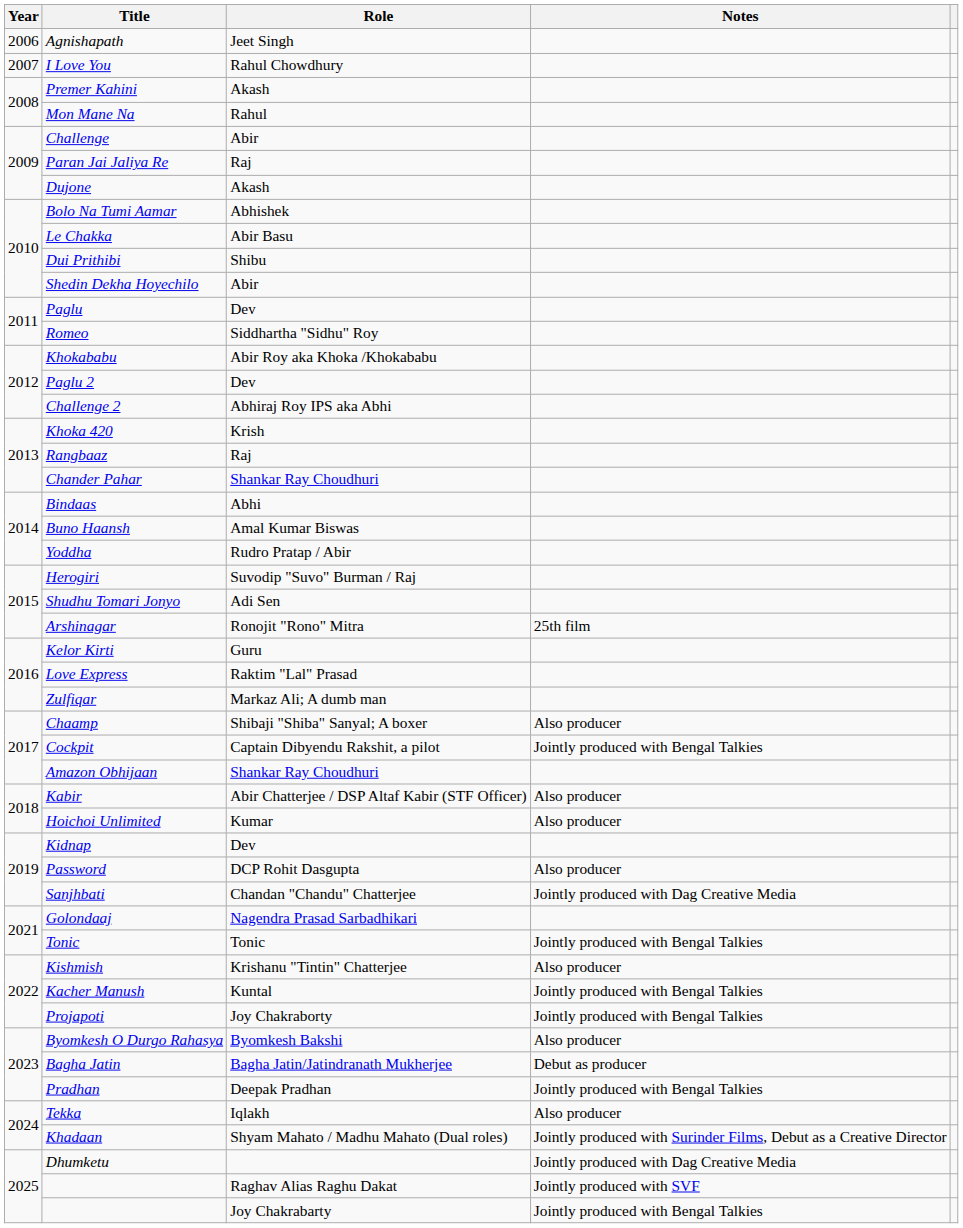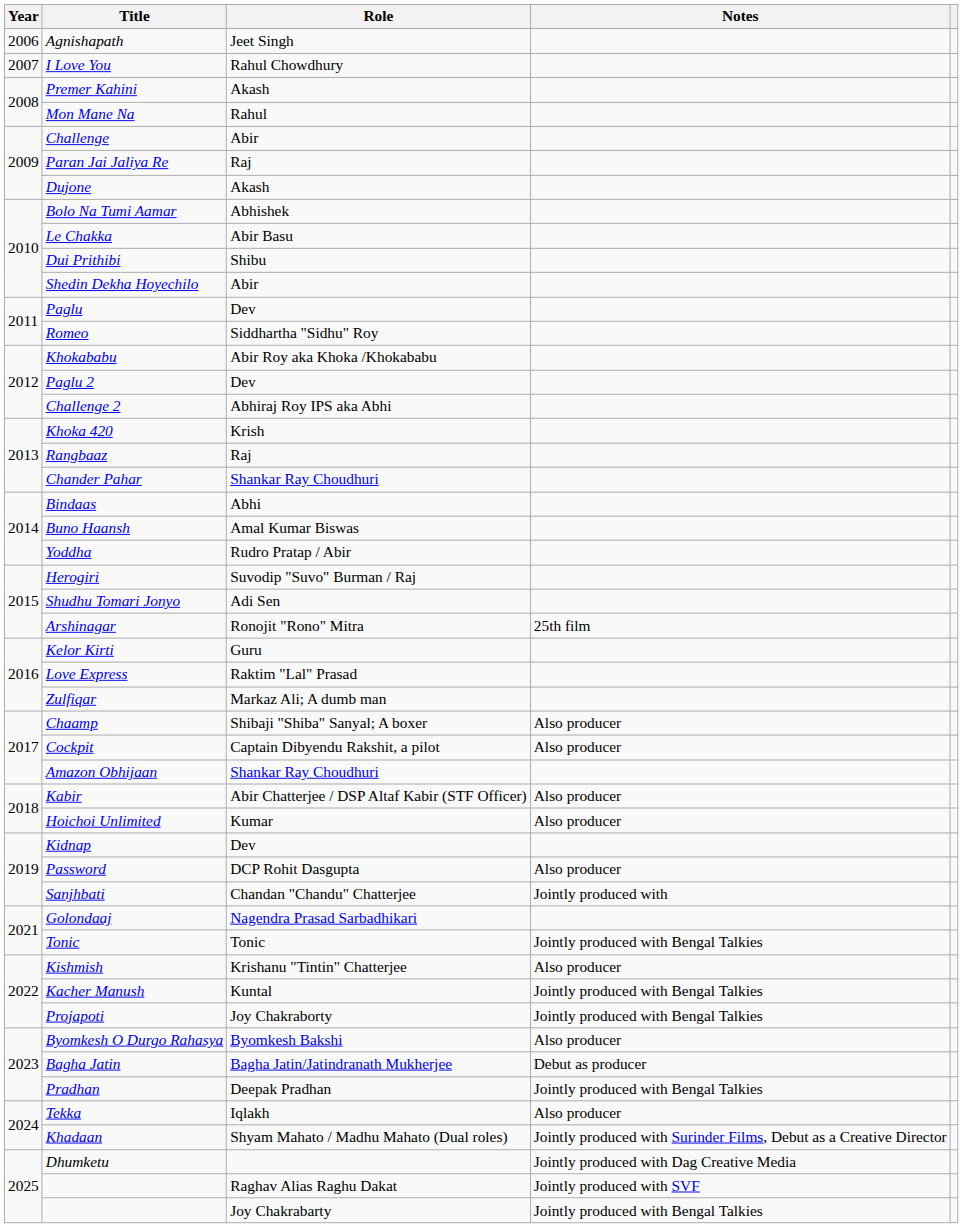(648, 747) Jointly produced with Bengal Talkies -> (577, 747) Also producer
(665, 893) Jointly produced with Dag Creative Media -> (601, 893) Jointly produced with
